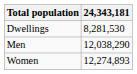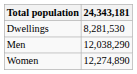(107, 61) 12,274,893 -> (107, 61) 12,274,890
